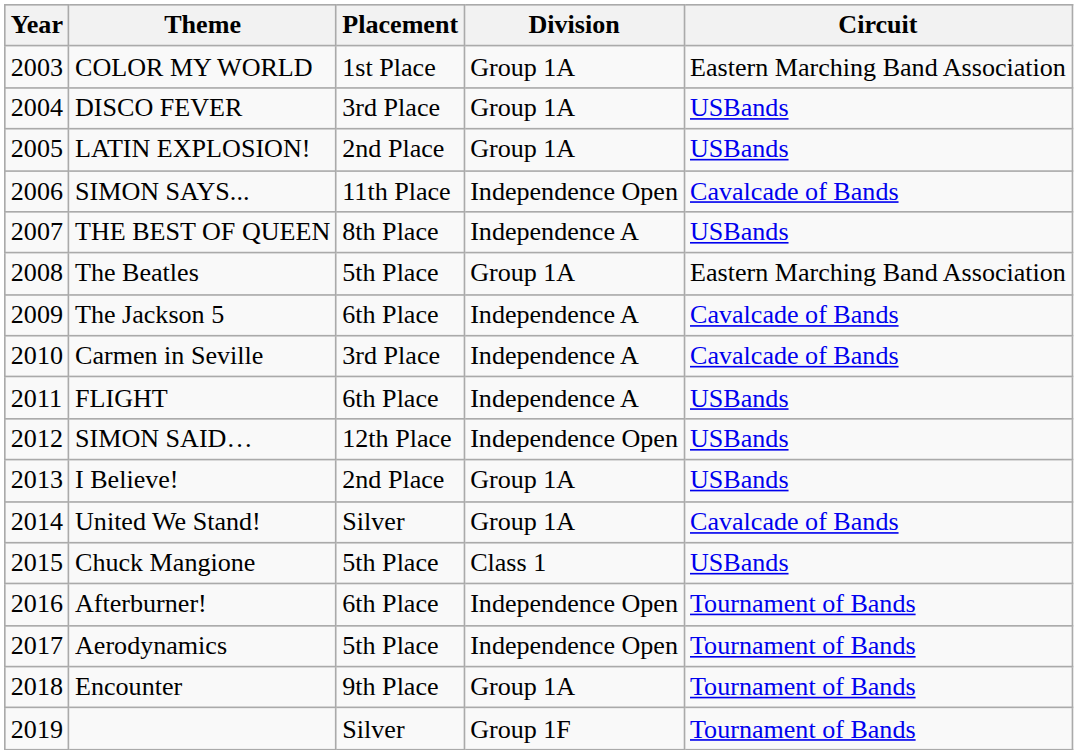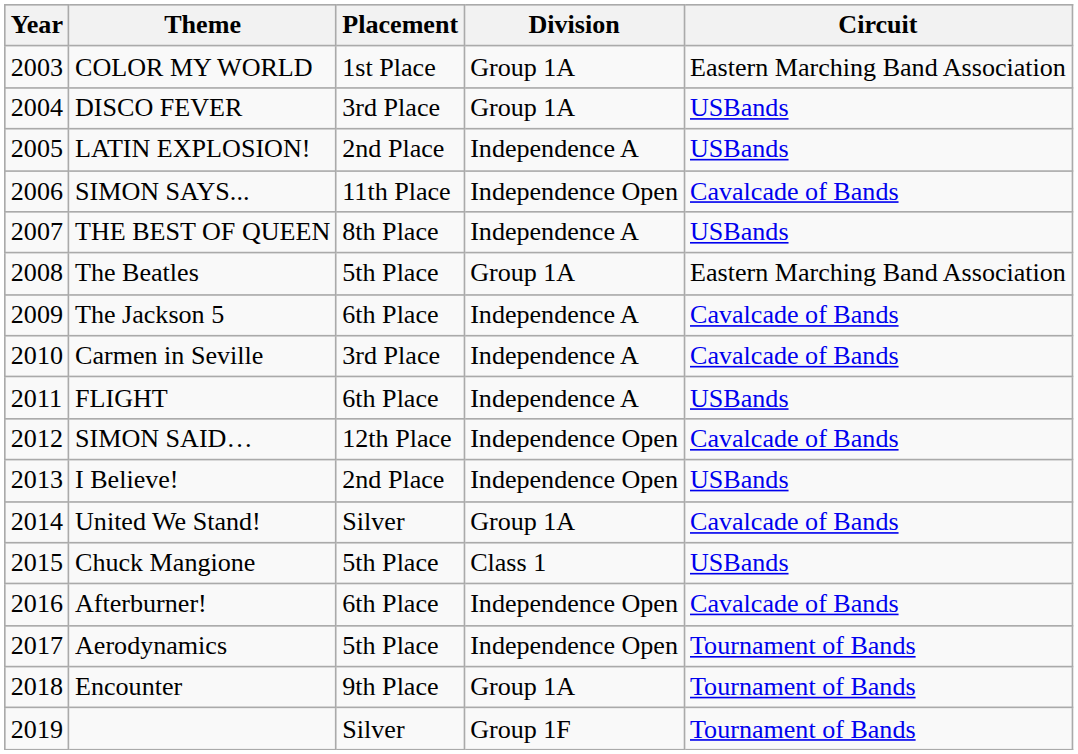(523, 149) Group 1A -> (555, 149) Independence A
(739, 438) USBands -> (794, 438) Cavalcade of Bands
(523, 480) Group 1A -> (574, 480) Independence Open
(803, 604) Tournament of Bands -> (794, 604) Cavalcade of Bands
